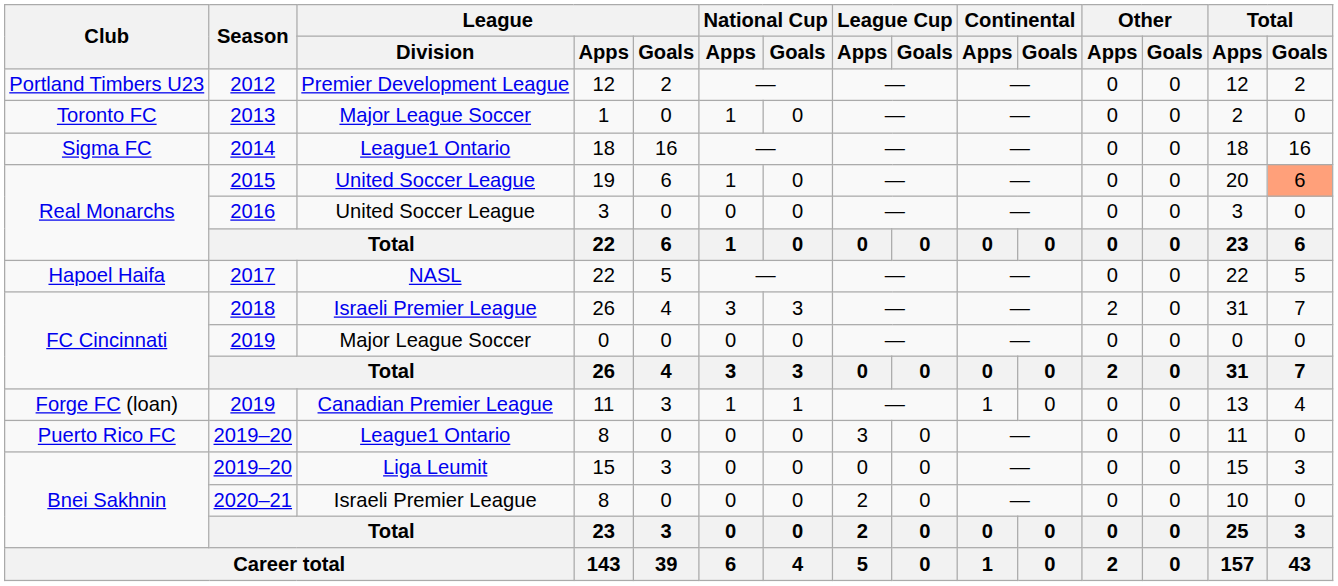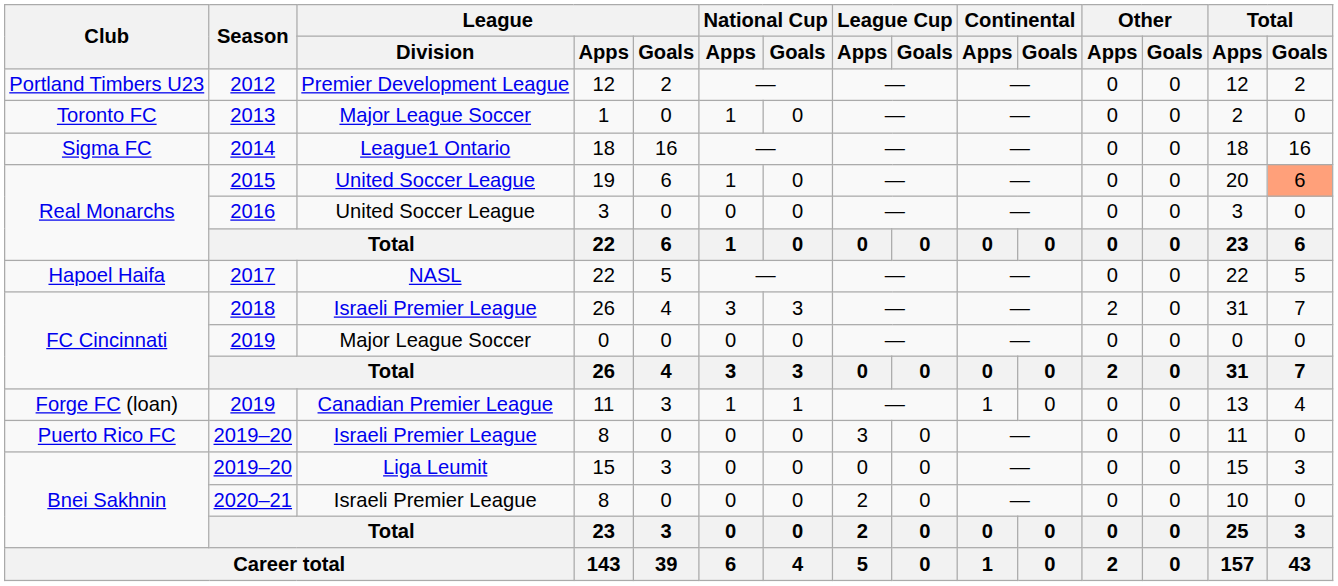(435, 436) League1 Ontario -> (435, 436) Israeli Premier League
